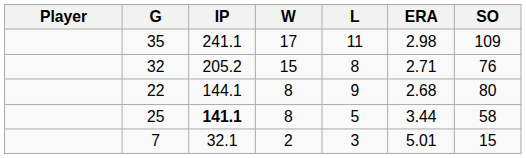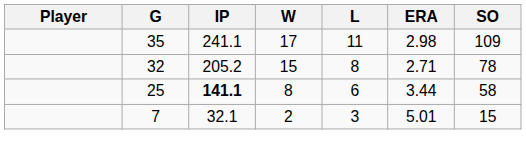(488, 66) 76 -> (488, 66) 78
- row: (156, 91)
(355, 116) 5 -> (355, 91) 6
